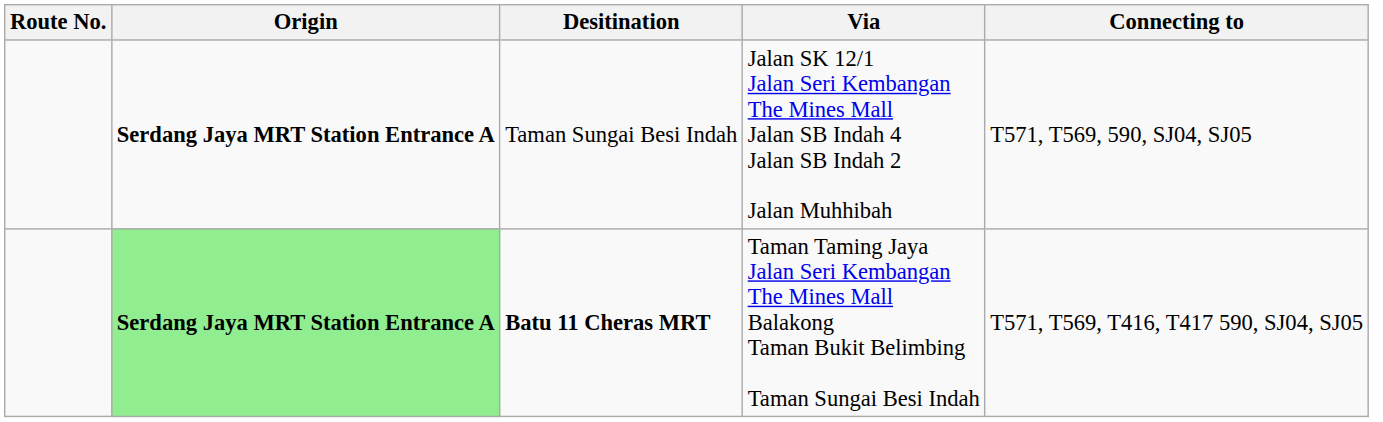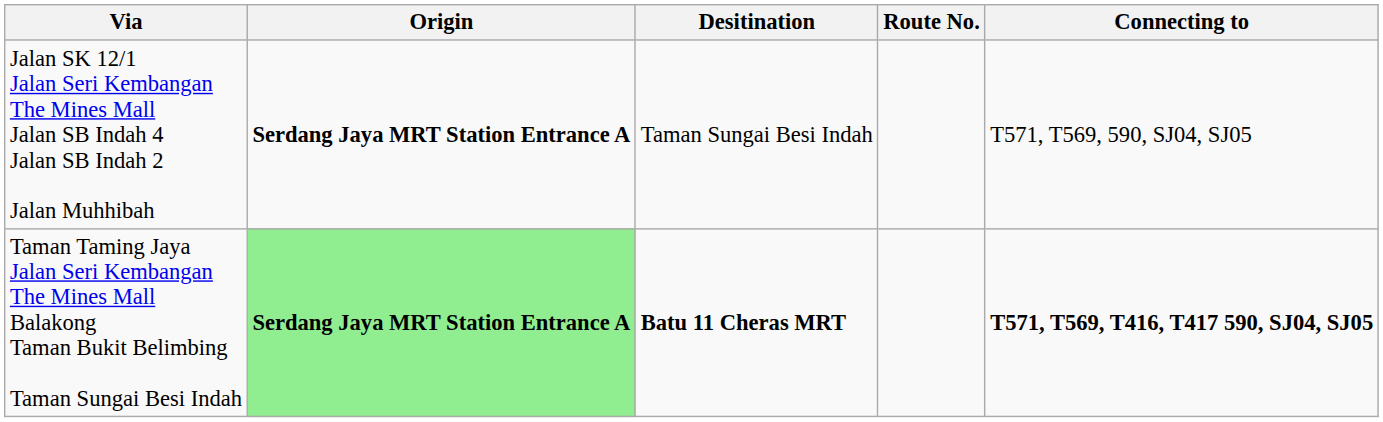columns swapped: (58, 22) <-> (864, 22)
(1177, 322) normal -> (1182, 322) bold
